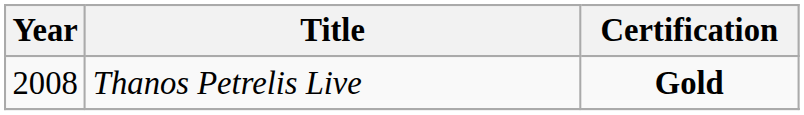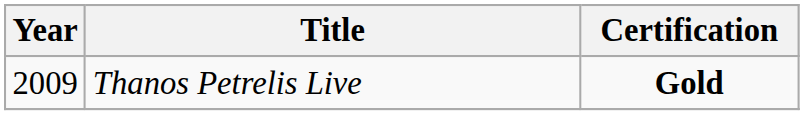(45, 82) 2008 -> (45, 82) 2009
